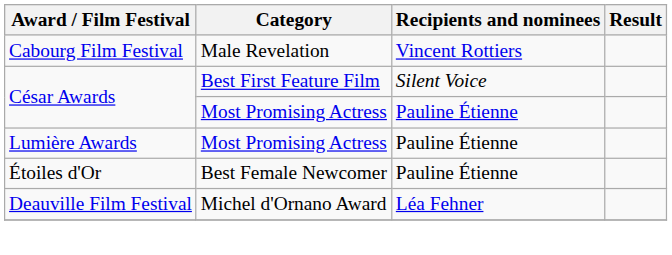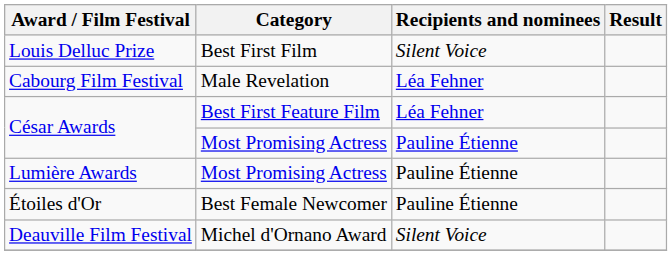+ row: (82, 50)
(459, 50) Vincent Rottiers -> (440, 81) Léa Fehner
(441, 81) Silent Voice -> (440, 111) Léa Fehner
(440, 204) Léa Fehner -> (441, 234) Silent Voice
